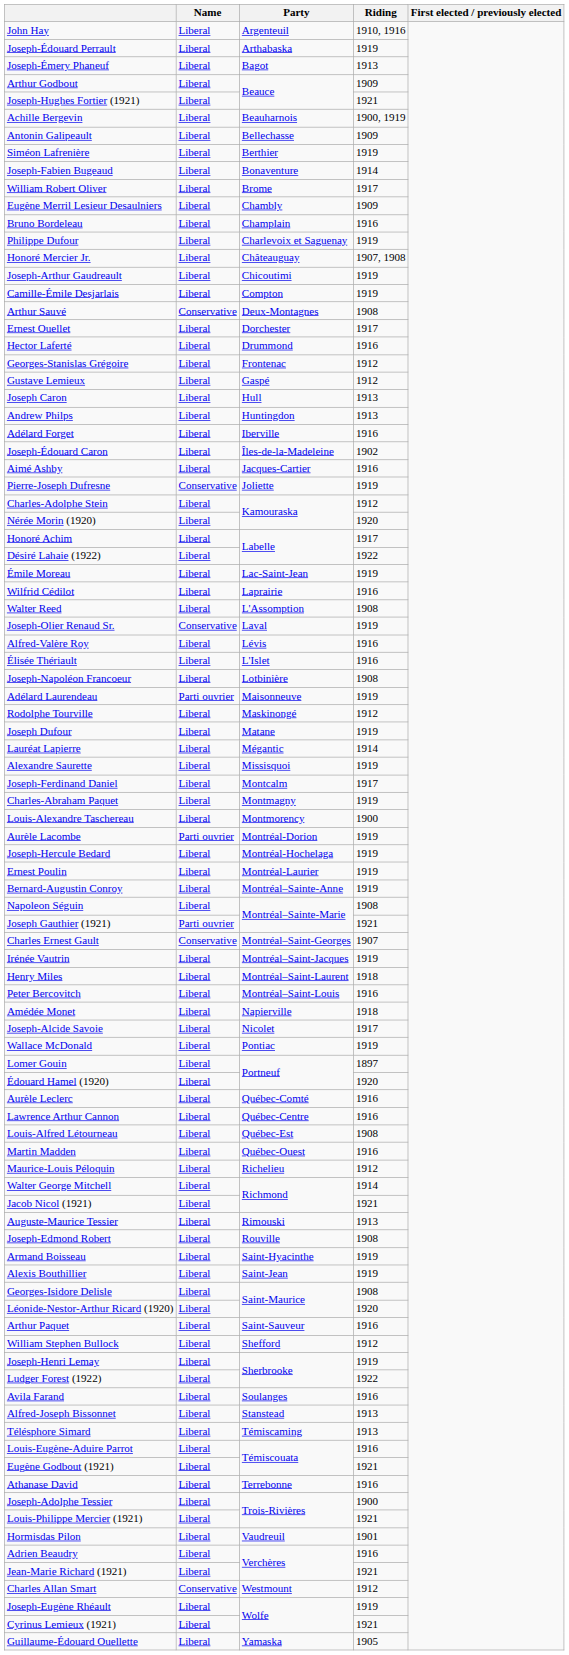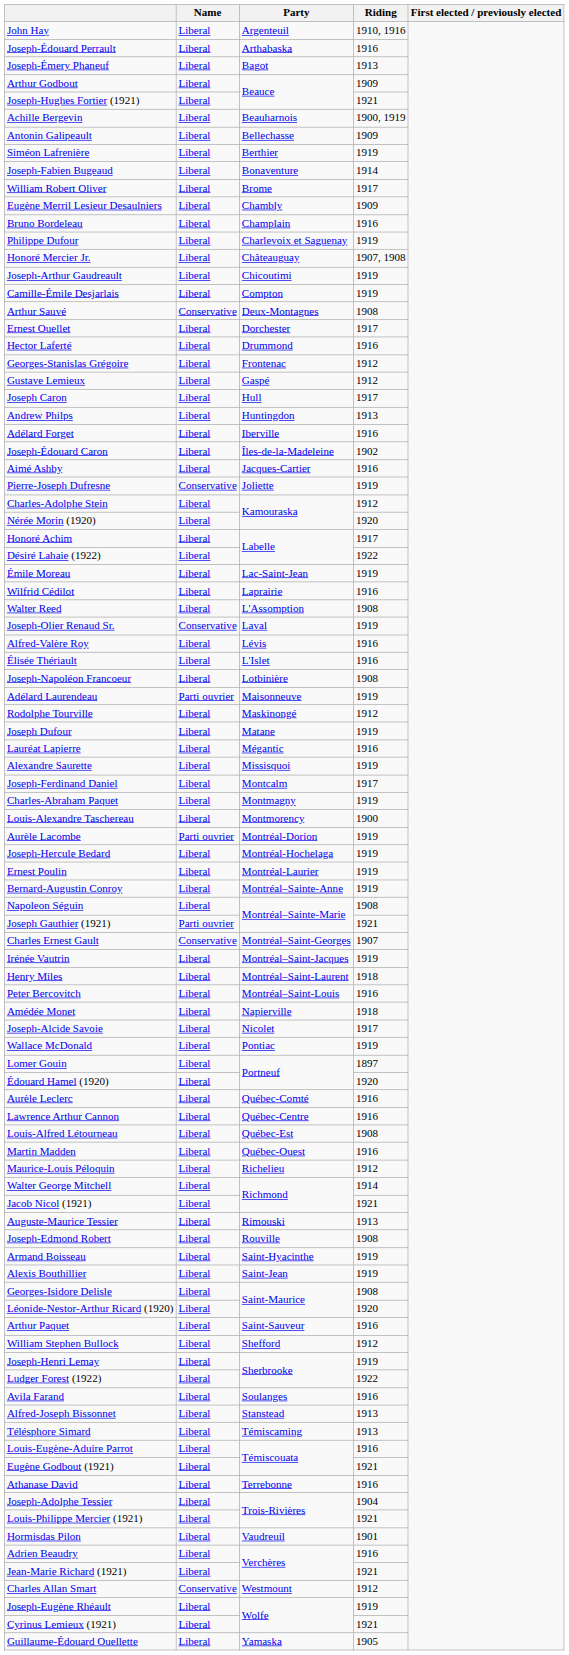(367, 48) 1919 -> (367, 48) 1916
(367, 398) 1913 -> (367, 398) 1917
(367, 748) 1914 -> (367, 748) 1916
(367, 1501) 1900 -> (367, 1501) 1904
